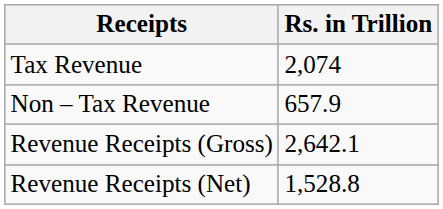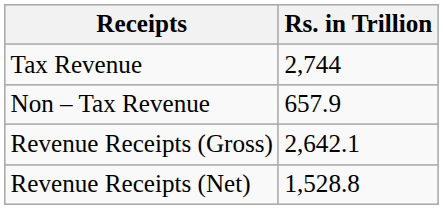(313, 64) 2,074 -> (313, 64) 2,744
